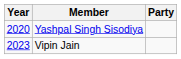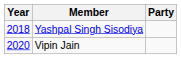(18, 29) 2020 -> (18, 29) 2018
(18, 45) 2023 -> (18, 45) 2020
